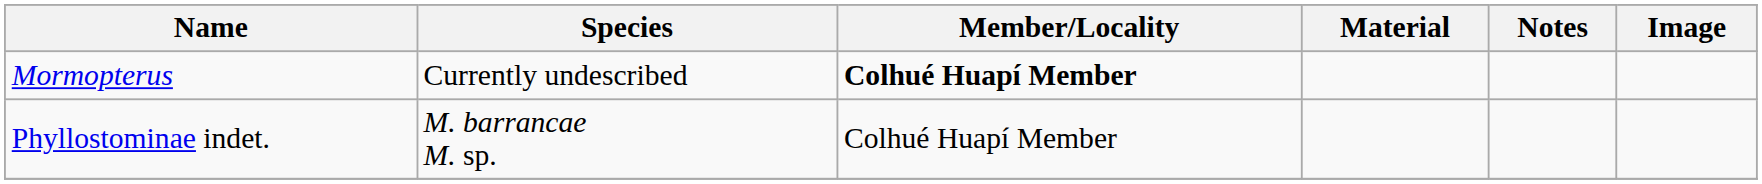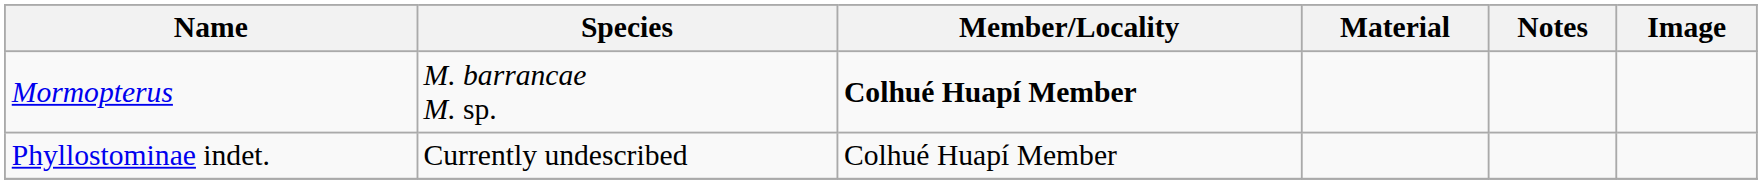(556, 74) Currently undescribed -> (505, 91) M. barrancae M. sp.
(505, 138) M. barrancae M. sp. -> (556, 155) Currently undescribed
